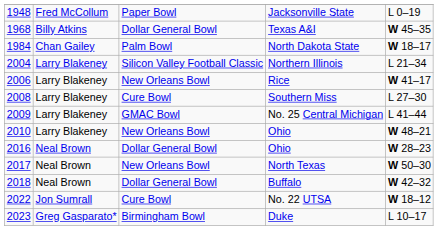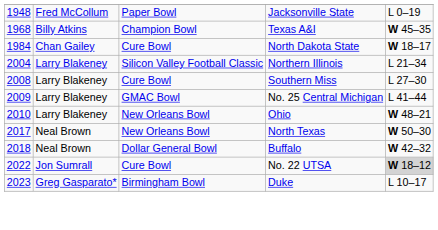(169, 30) Dollar General Bowl -> (159, 30) Champion Bowl
(147, 47) Palm Bowl -> (146, 47) Cure Bowl
- row: (19, 81)
- row: (19, 149)
(410, 200) no background -> (410, 166) lightgrey background
